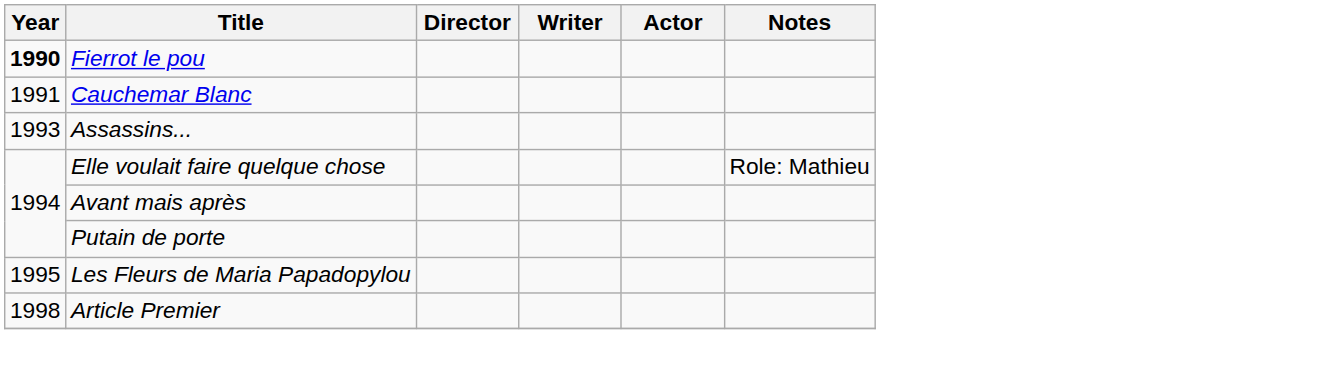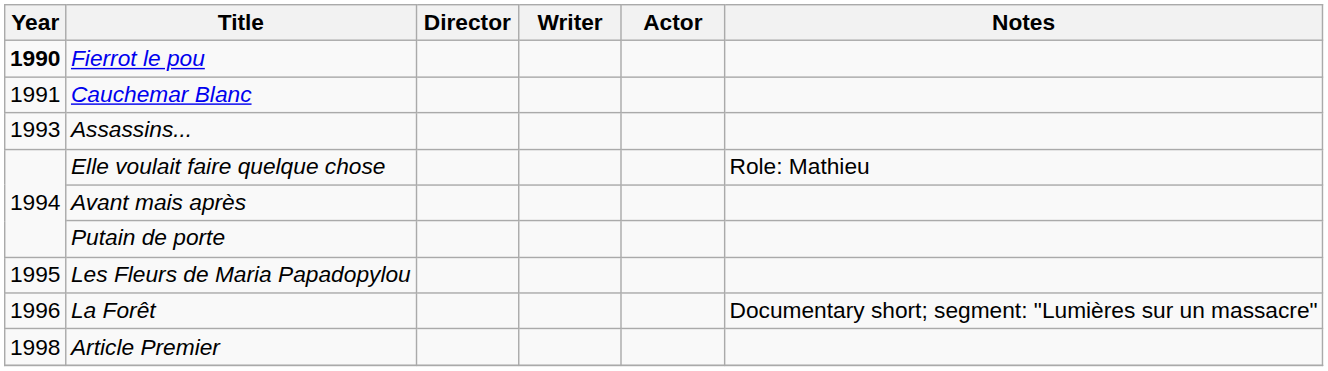+ row: (113, 310)
